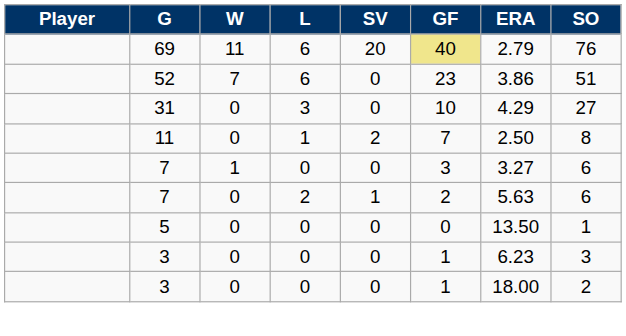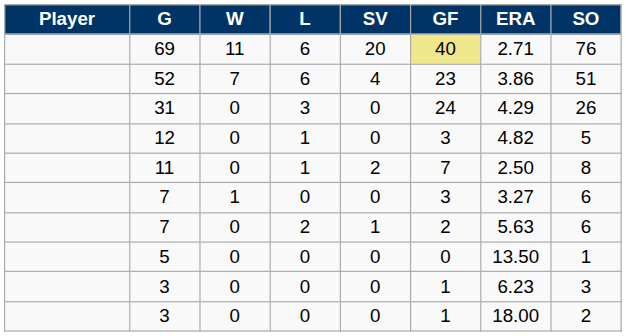(516, 49) 2.79 -> (516, 49) 2.71
(375, 78) 0 -> (375, 78) 4
(445, 108) 10 -> (445, 108) 24
(586, 108) 27 -> (586, 108) 26
+ row: (165, 138)
